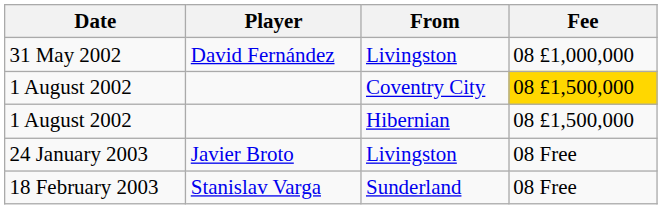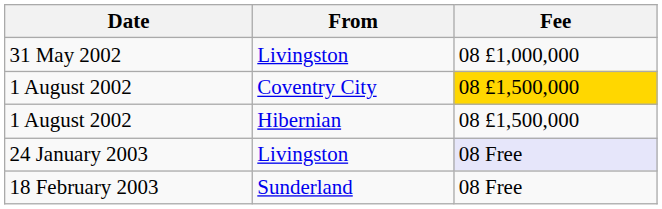- column: (274, 21)
(545, 154) no background -> (491, 154) lavender background
